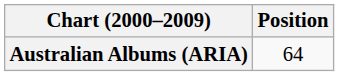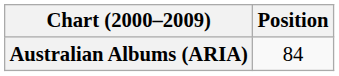(293, 53) 64 -> (293, 53) 84
